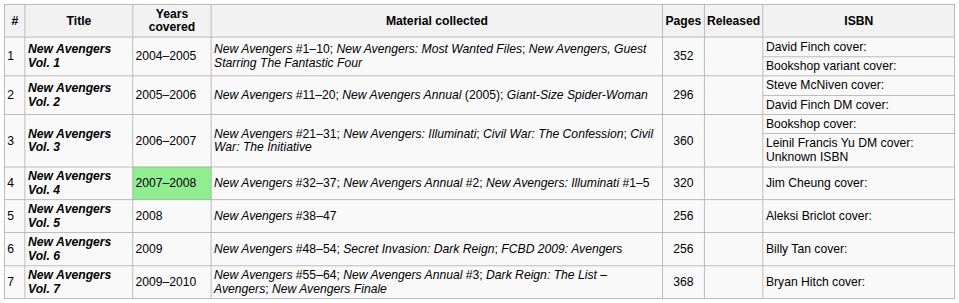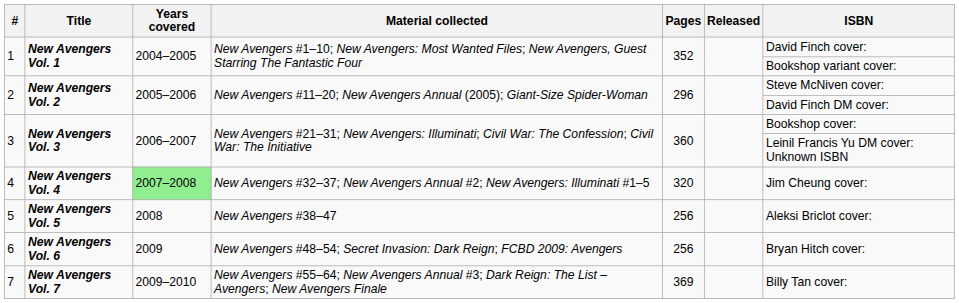(807, 249) Billy Tan cover: -> (816, 249) Bryan Hitch cover:
(683, 282) 368 -> (683, 282) 369
(816, 282) Bryan Hitch cover: -> (807, 282) Billy Tan cover:
